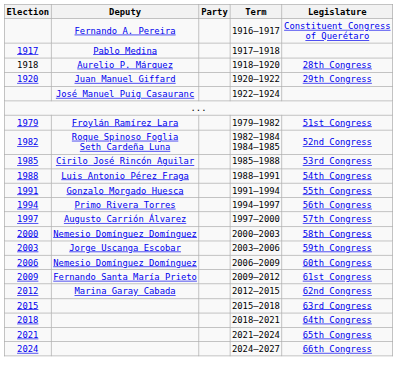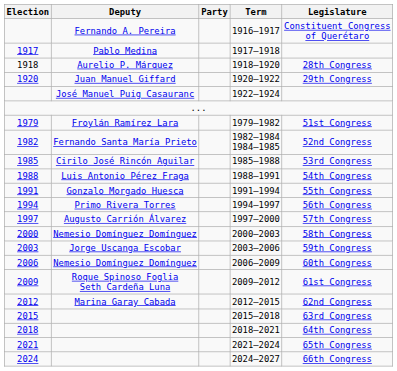(125, 142) Roque Spinoso Foglia Seth Cardeña Luna -> (125, 142) Fernando Santa María Prieto
(125, 277) Fernando Santa María Prieto -> (125, 282) Roque Spinoso Foglia Seth Cardeña Luna
